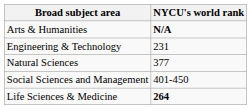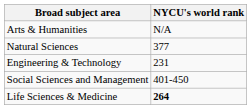(162, 29) bold -> (162, 29) normal
rows swapped: (64, 46) <-> (42, 63)
